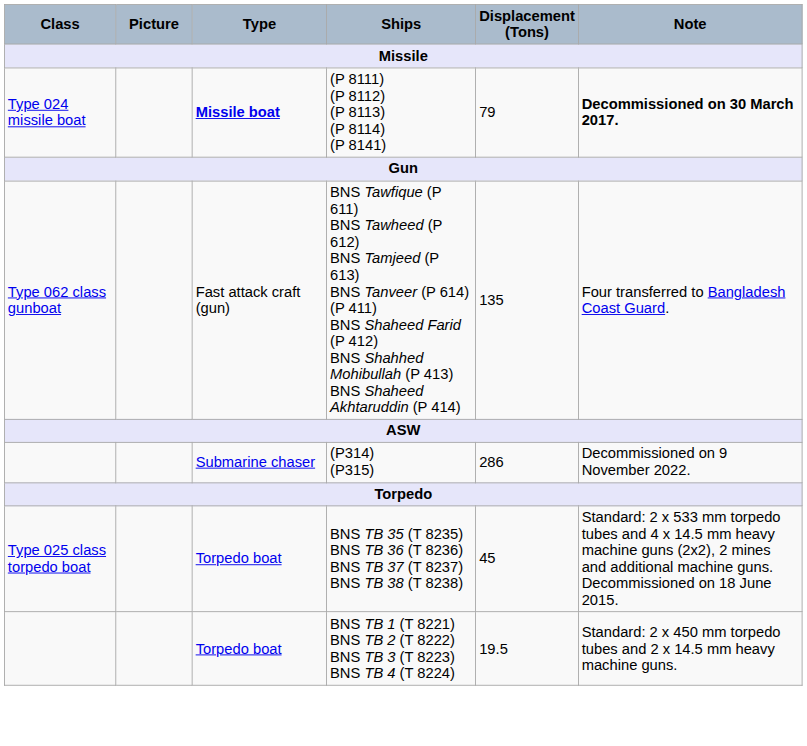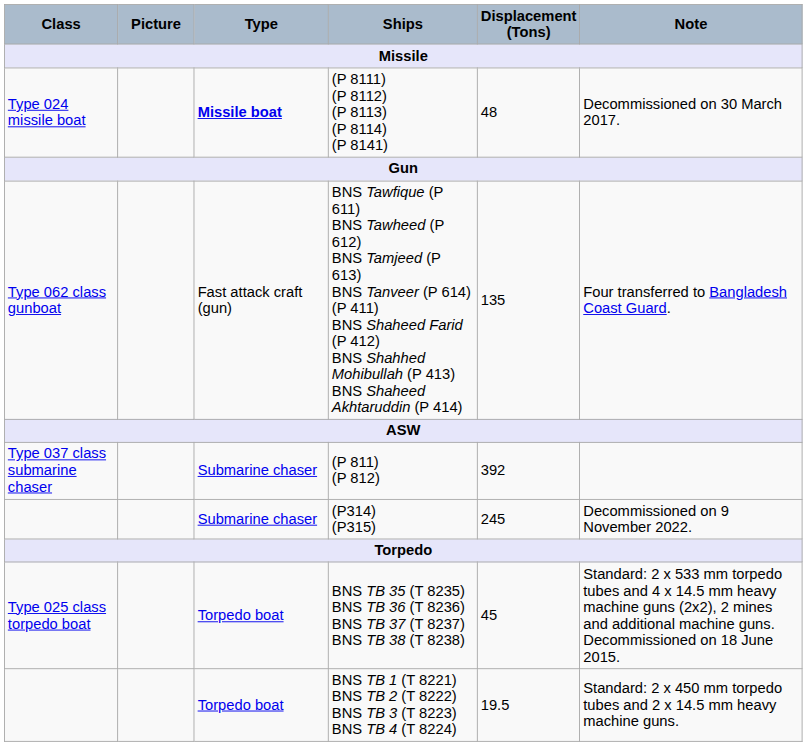(487, 112) 79 -> (489, 112) 48
(688, 112) bold -> (683, 112) normal
+ row: (356, 470)
(491, 462) 286 -> (493, 519) 245
